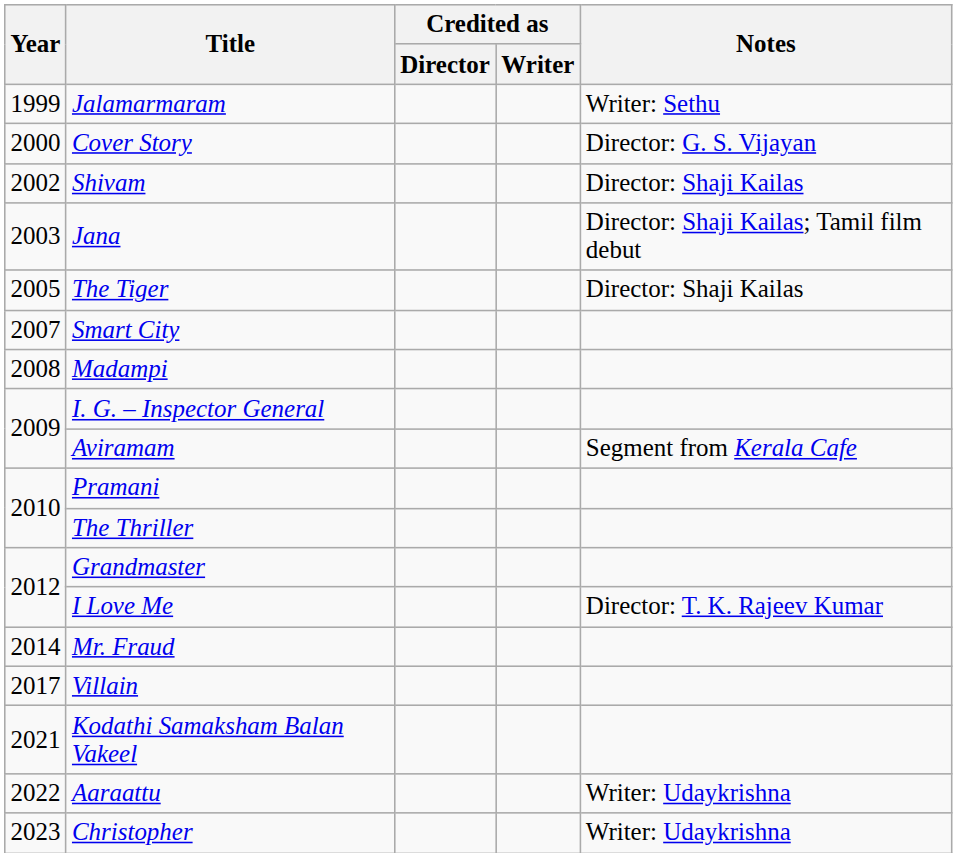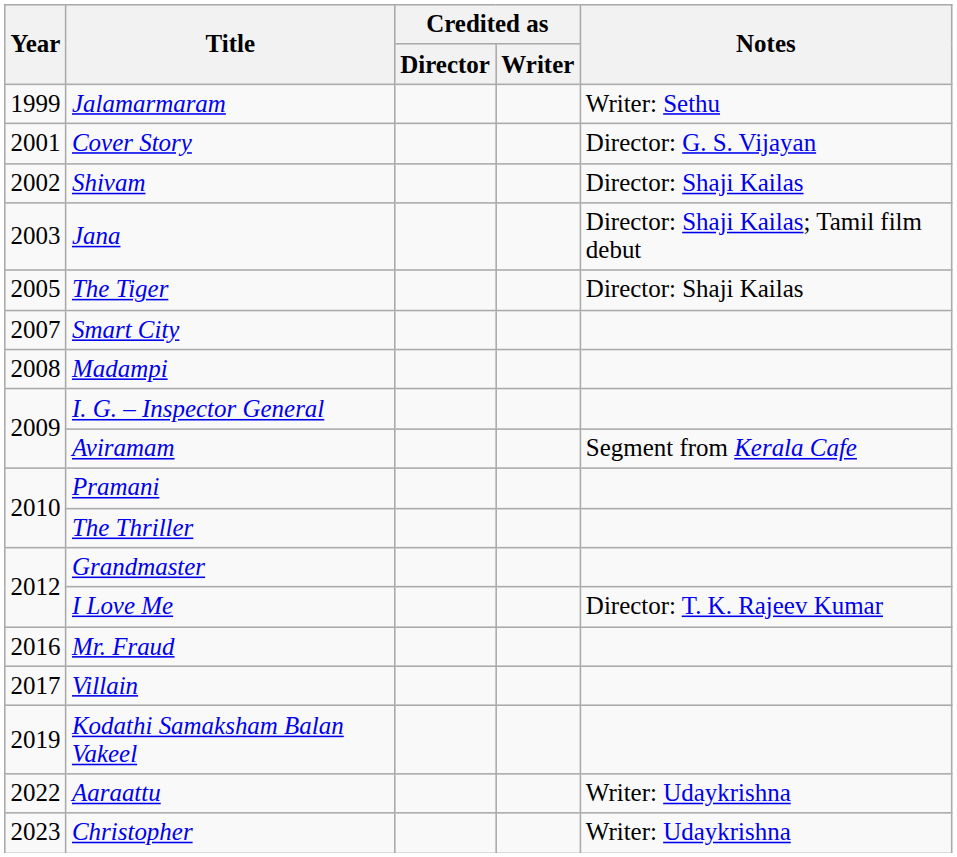(35, 143) 2000 -> (35, 143) 2001
(35, 646) 2014 -> (35, 646) 2016
(35, 739) 2021 -> (35, 739) 2019
